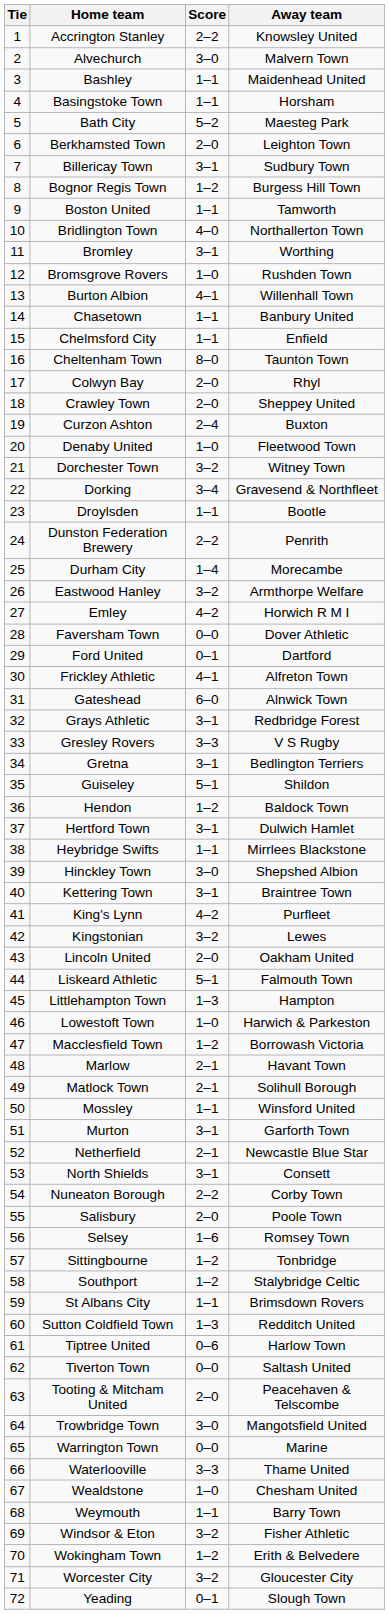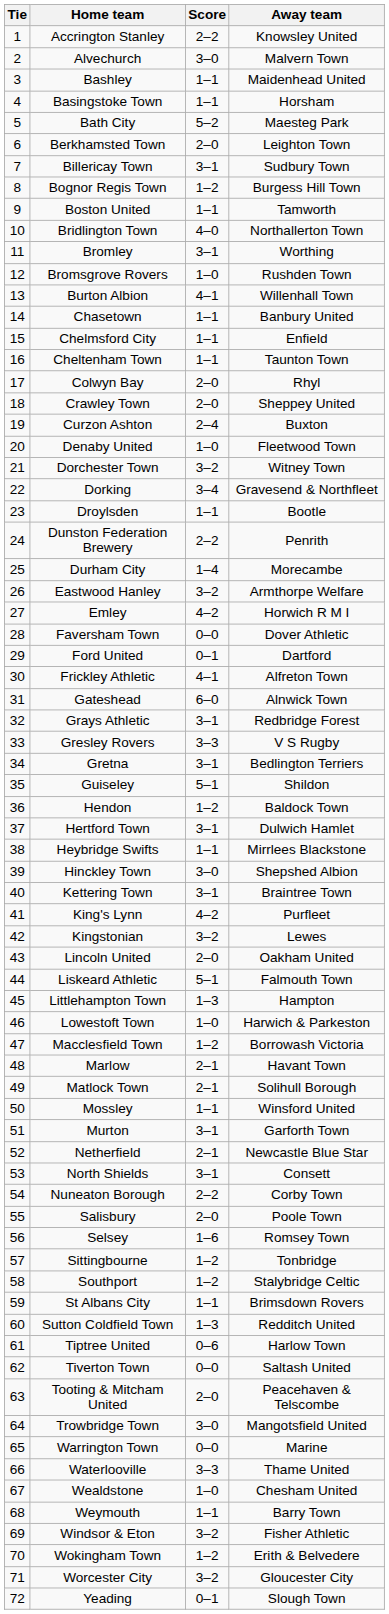(207, 360) 8–0 -> (207, 360) 1–1
